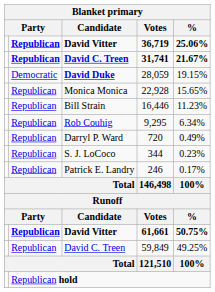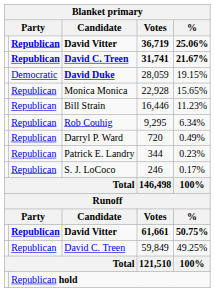(90, 153) S. J. LoCoco -> (99, 153) Patrick E. Landry
(99, 169) Patrick E. Landry -> (90, 169) S. J. LoCoco
